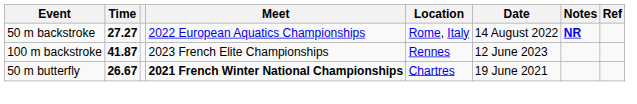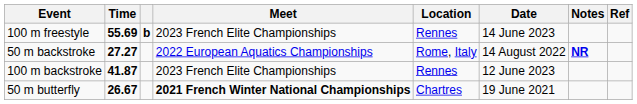+ row: (48, 33)
